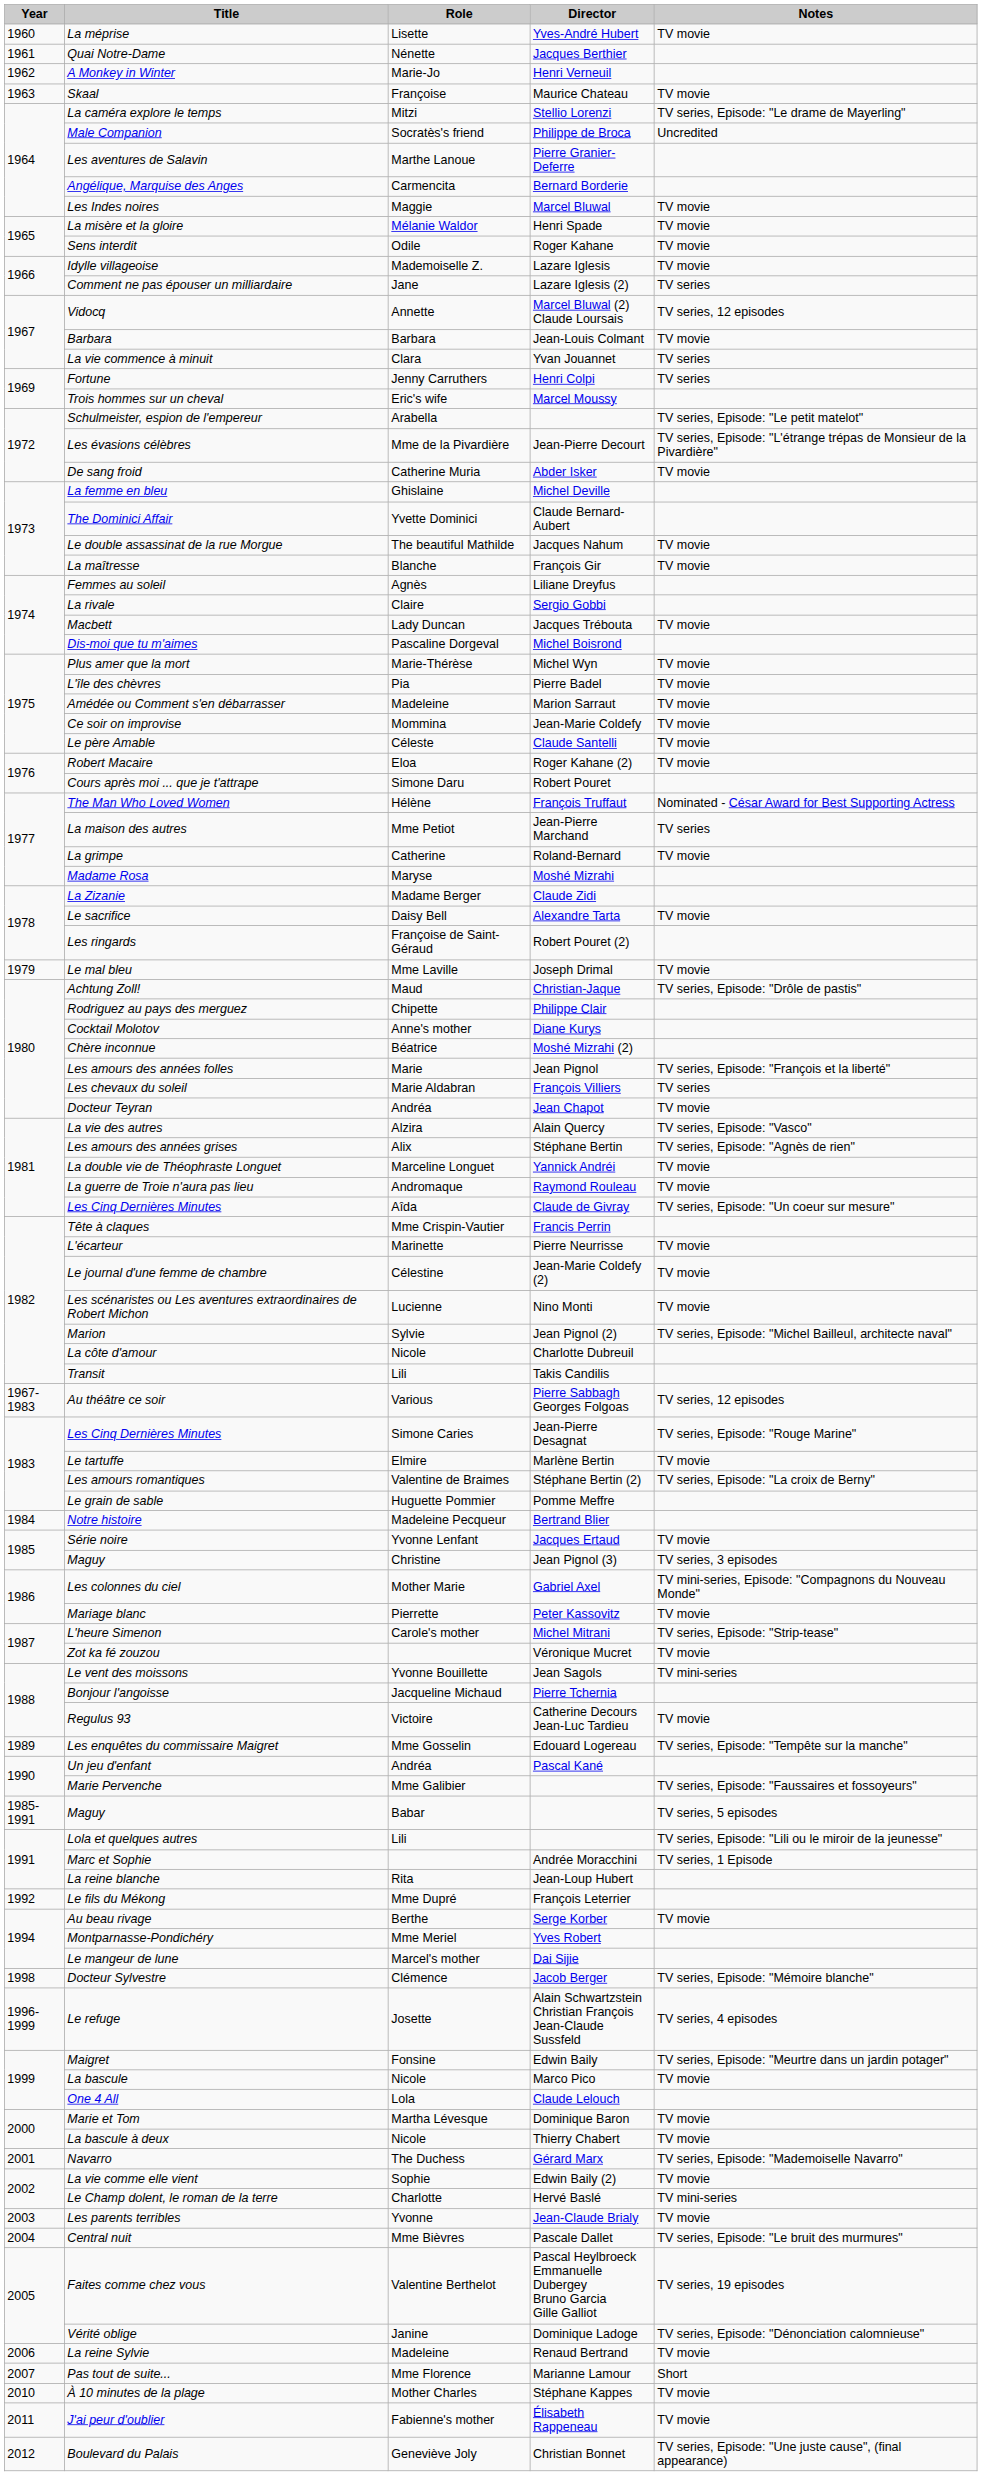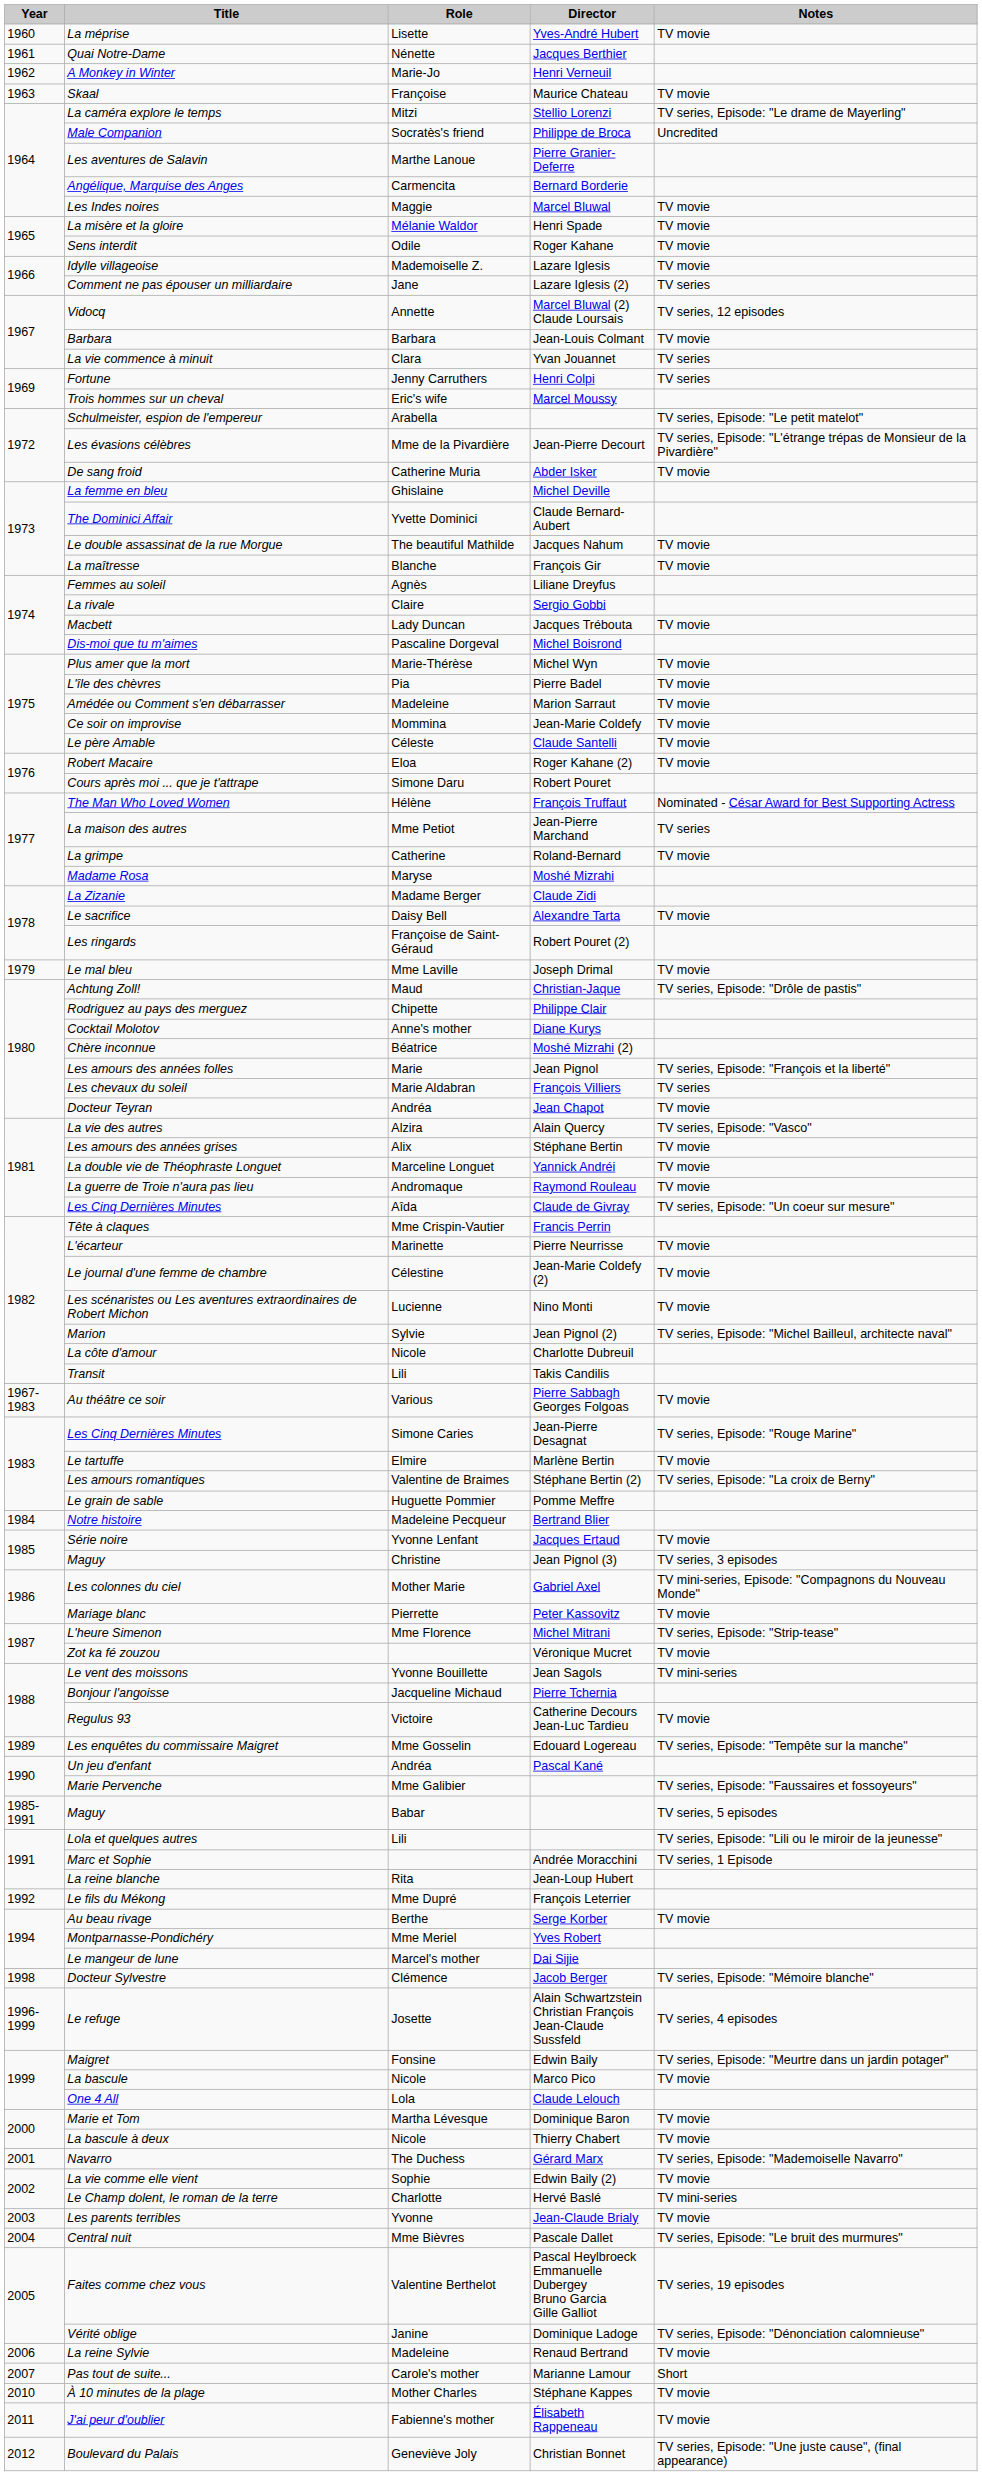(756, 1147) TV series, Episode: "Agnès de rien" -> (684, 1147) TV movie
(721, 1400) TV series, 12 episodes -> (684, 1400) TV movie
(435, 1633) Carole's mother -> (431, 1633) Mme Florence
(431, 2373) Mme Florence -> (435, 2373) Carole's mother
